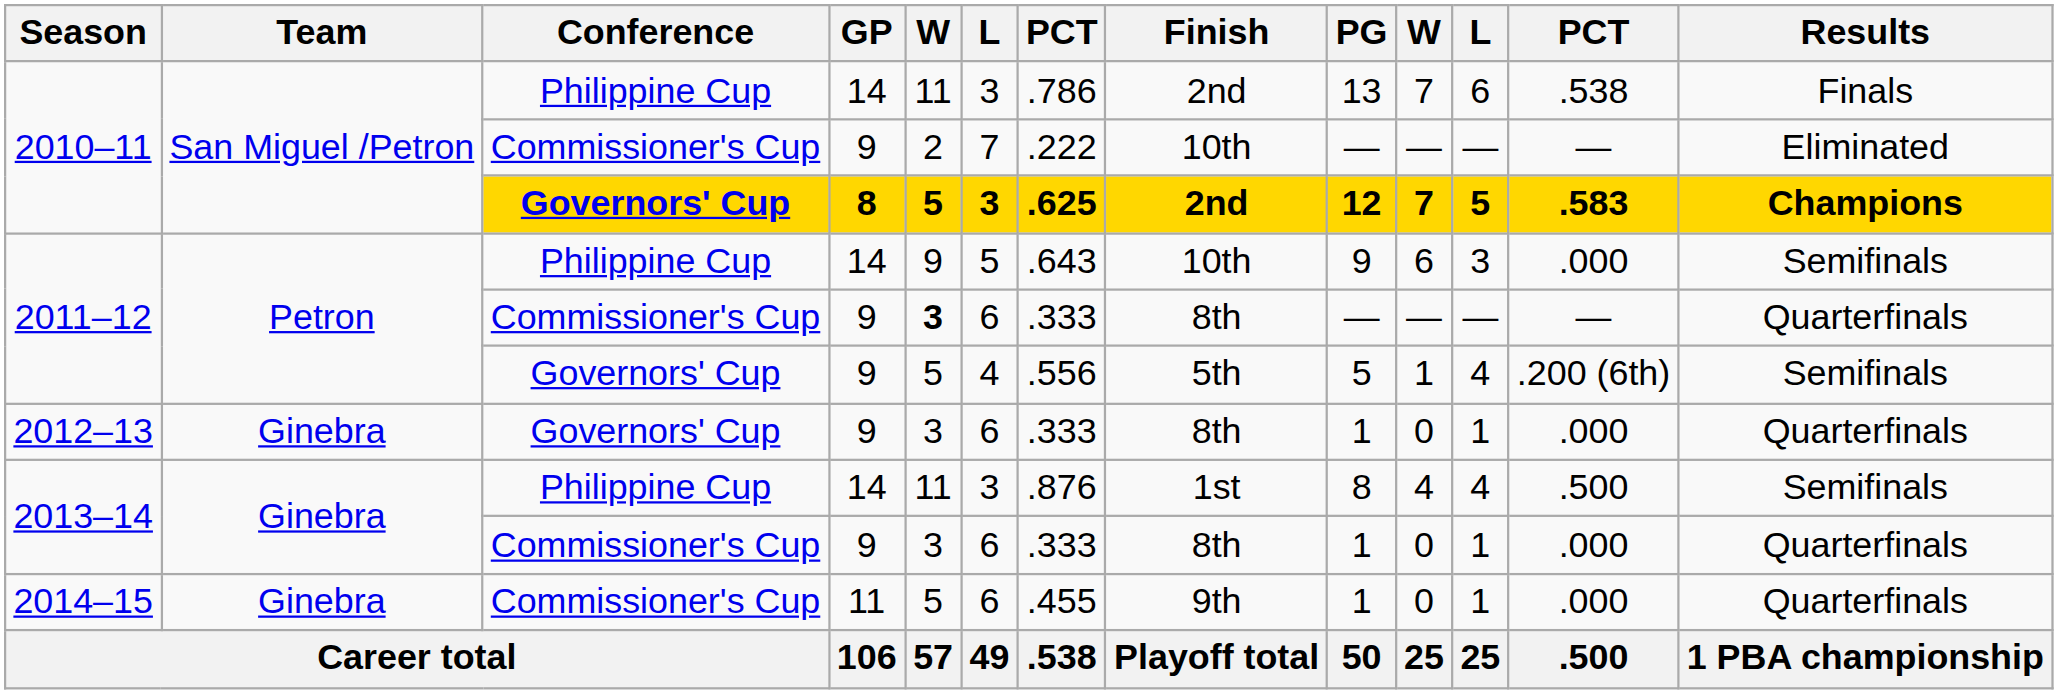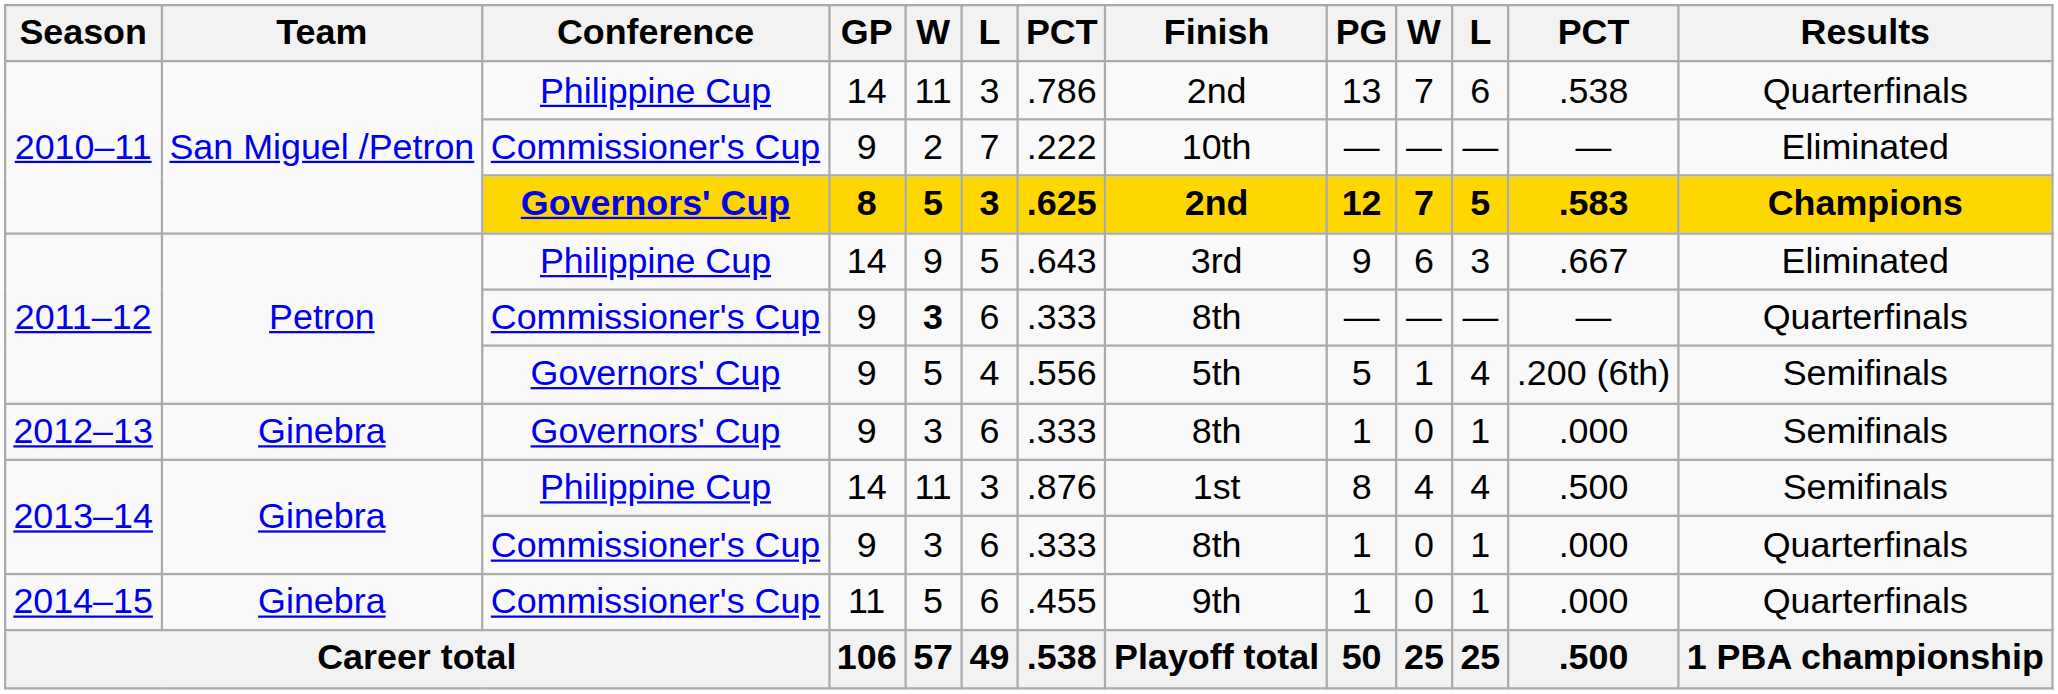(1865, 89) Finals -> (1865, 89) Quarterfinals
(1217, 260) 10th -> (1217, 260) 3rd
(1594, 260) .000 -> (1594, 260) .667
(1865, 260) Semifinals -> (1865, 260) Eliminated
(1865, 430) Quarterfinals -> (1865, 430) Semifinals
